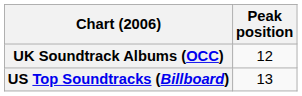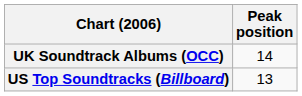(265, 56) 12 -> (265, 56) 14
